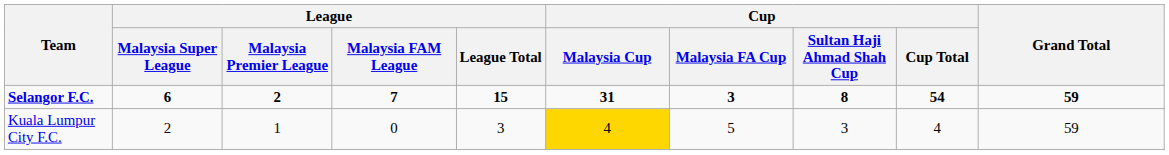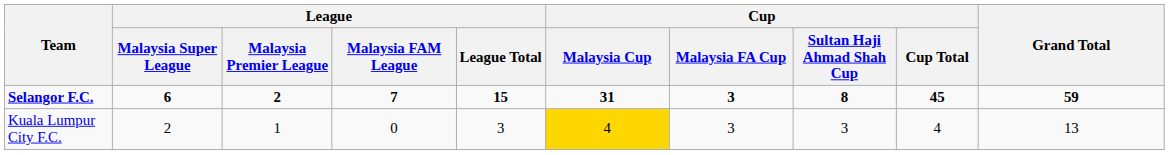(937, 96) 54 -> (937, 96) 45
(731, 128) 5 -> (731, 128) 3
(1071, 128) 59 -> (1071, 128) 13
